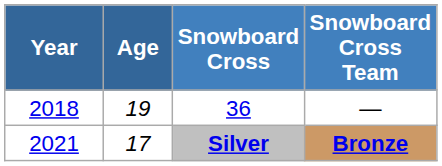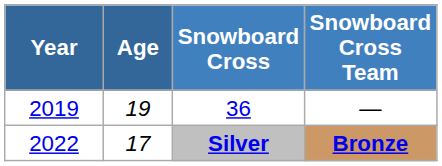(54, 108) 2018 -> (54, 108) 2019
(54, 143) 2021 -> (54, 143) 2022
